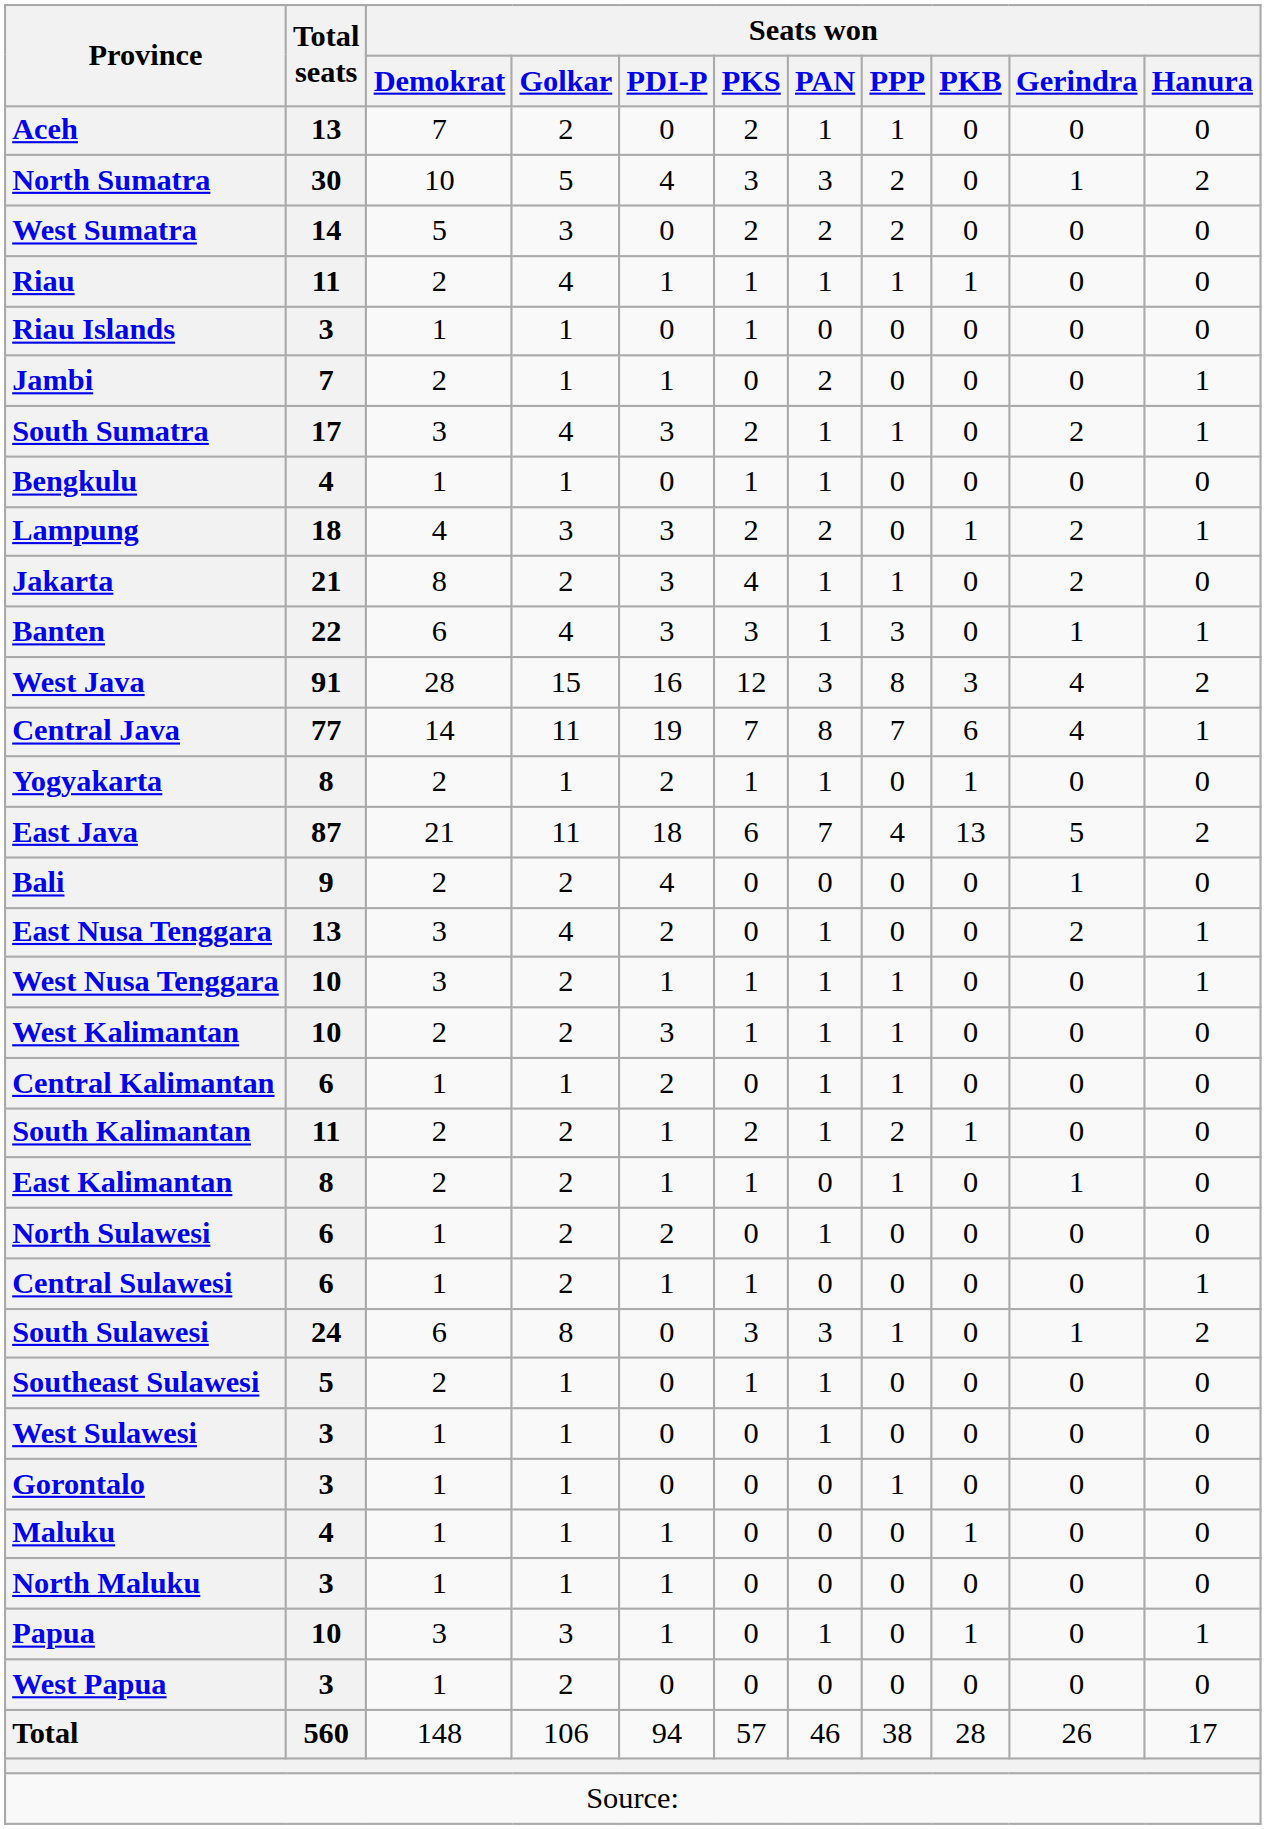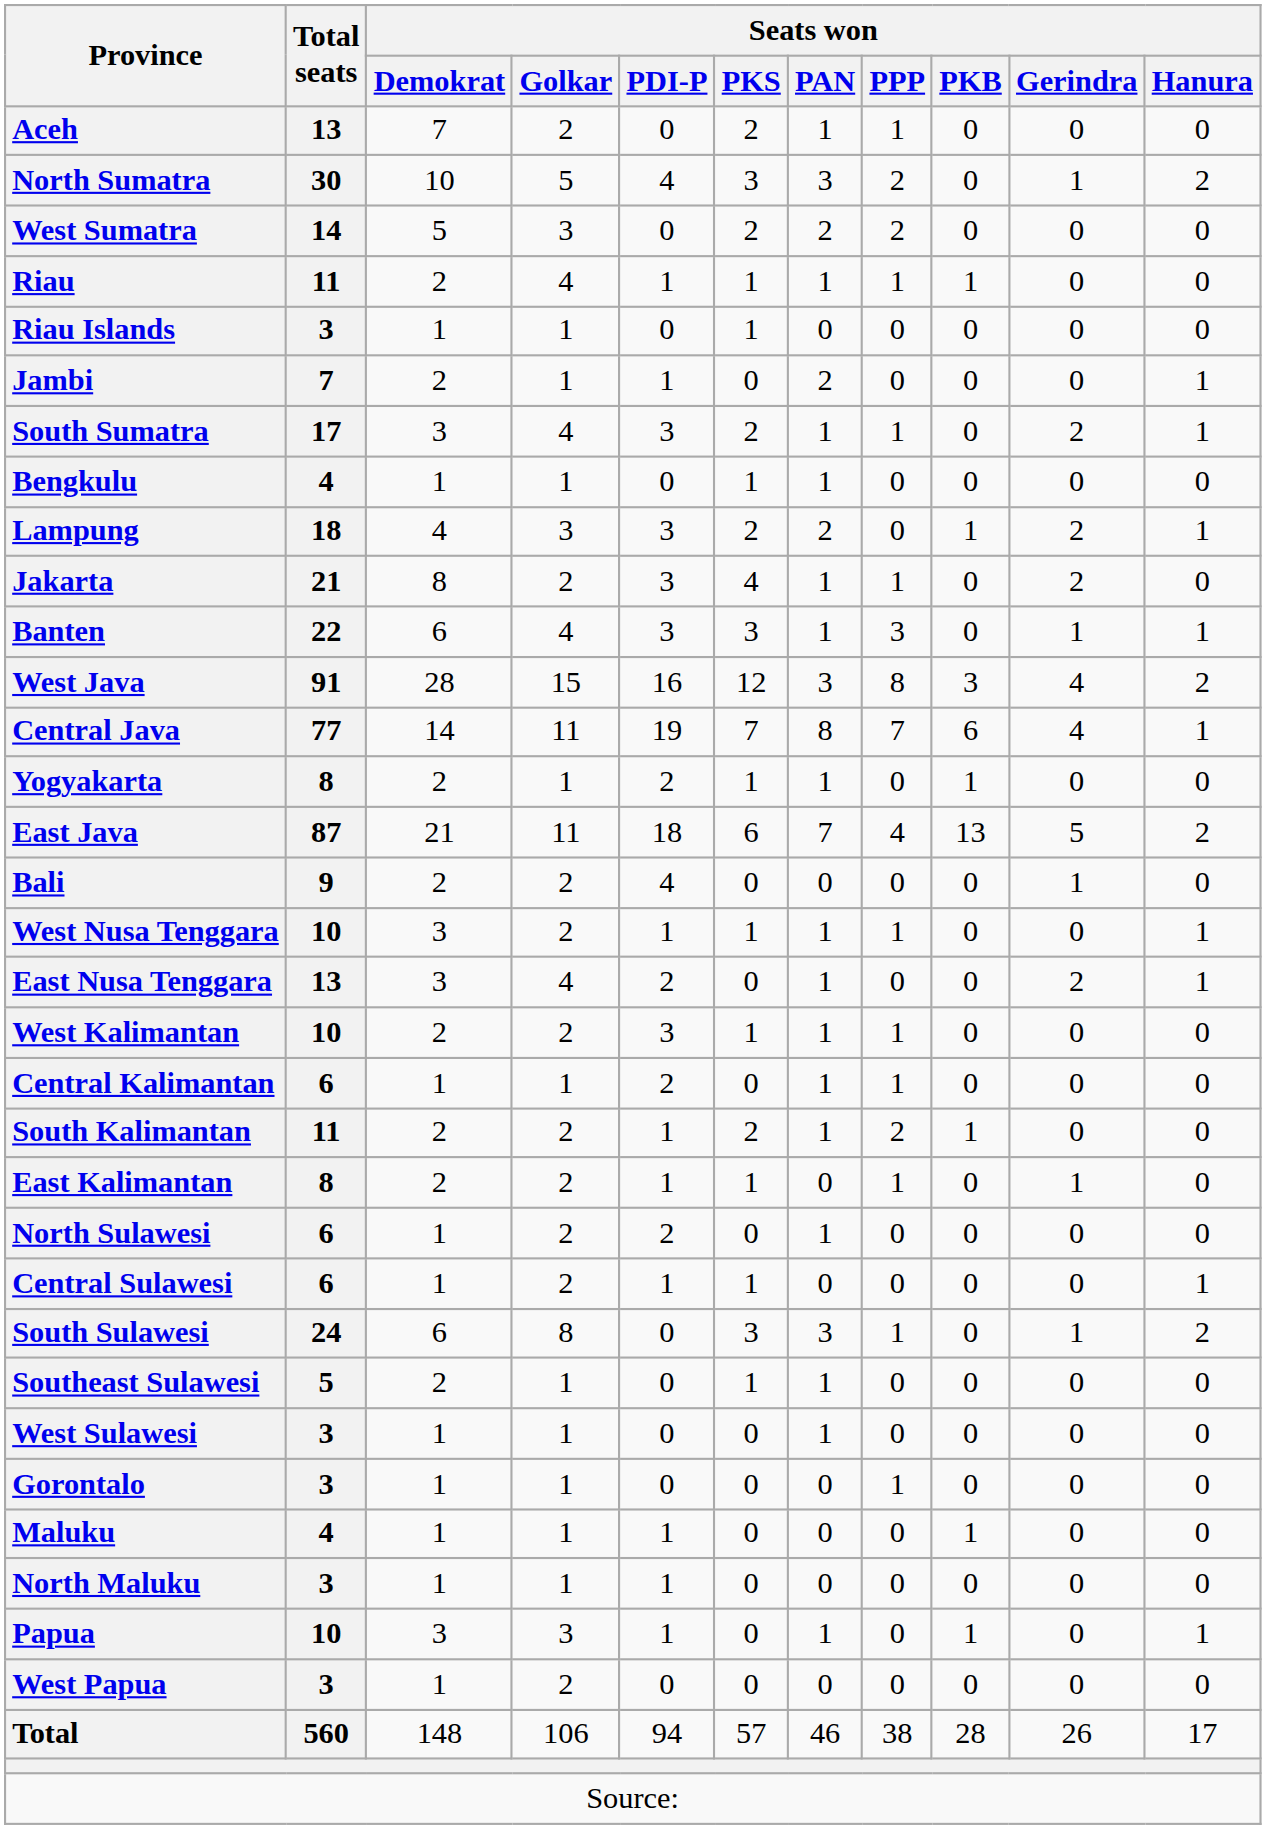rows swapped: (145, 982) <-> (142, 931)
